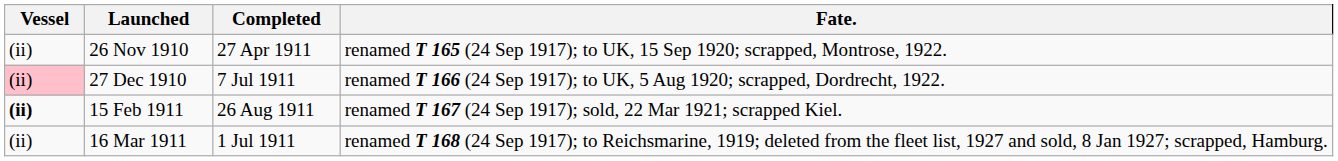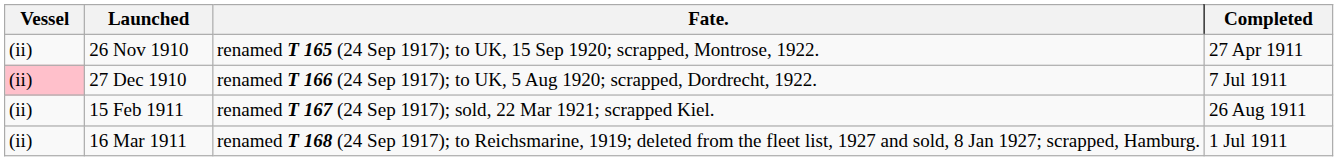columns swapped: (276, 19) <-> (836, 19)
(21, 110) bold -> (21, 110) normal
